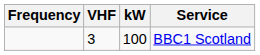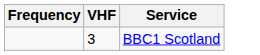- column: (135, 15)
